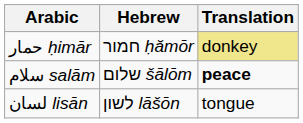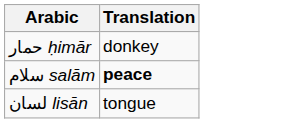- column: (148, 18)
(230, 46) khaki background -> (131, 46) no background
